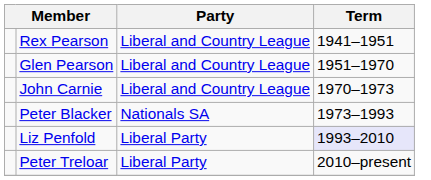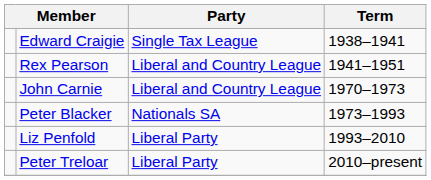+ row: (72, 41)
- row: (66, 65)
(355, 138) lavender background -> (367, 138) no background
